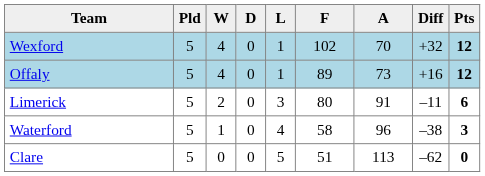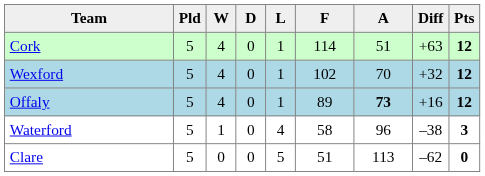+ row: (25, 46)
(383, 74) normal -> (383, 101) bold
- row: (38, 101)
